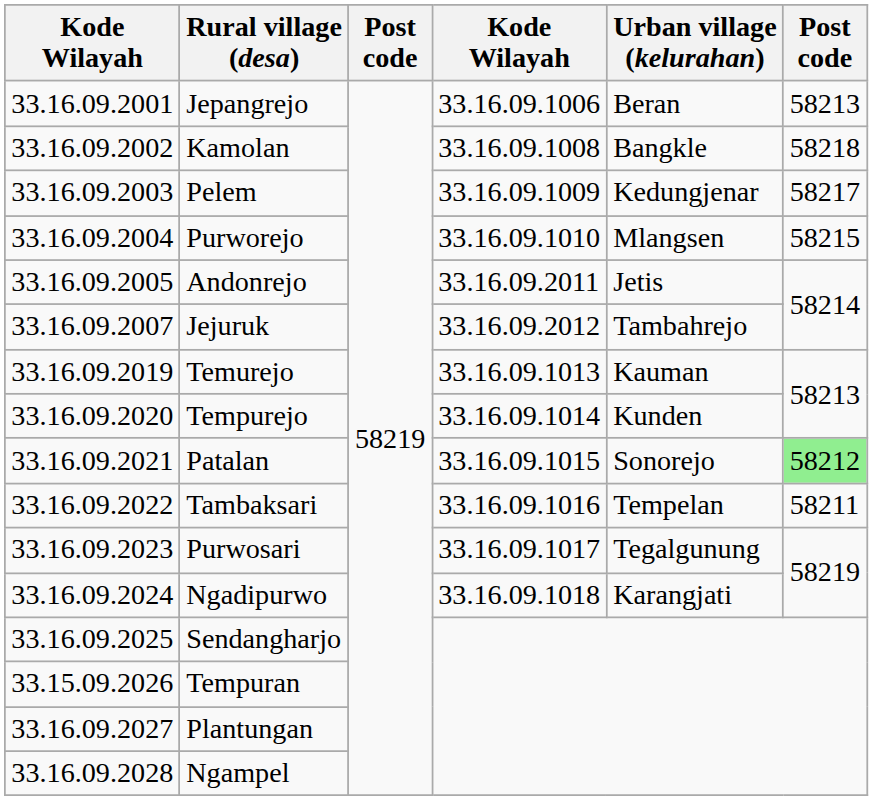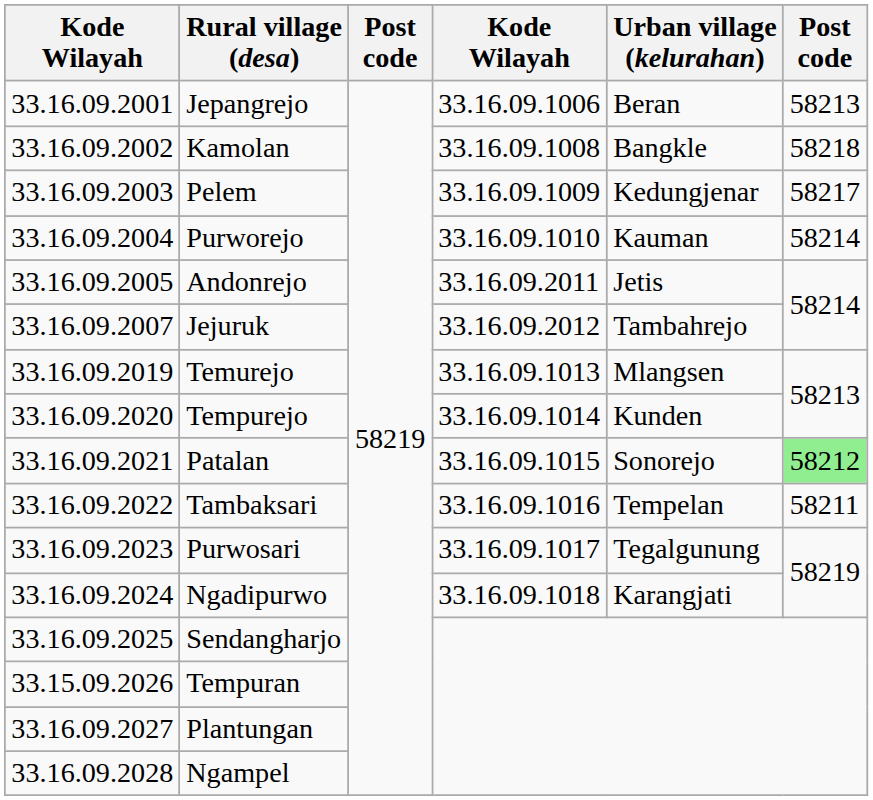(669, 237) Mlangsen -> (661, 237) Kauman
(825, 237) 58215 -> (825, 237) 58214
(661, 371) Kauman -> (669, 371) Mlangsen
